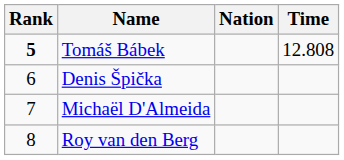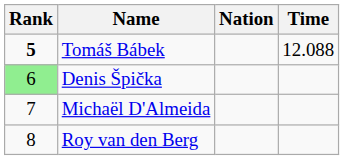(308, 49) 12.808 -> (308, 49) 12.088
(31, 79) no background -> (31, 79) lightgreen background
